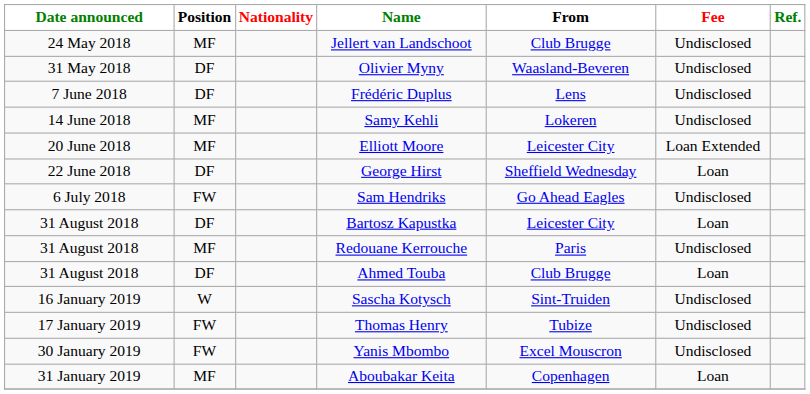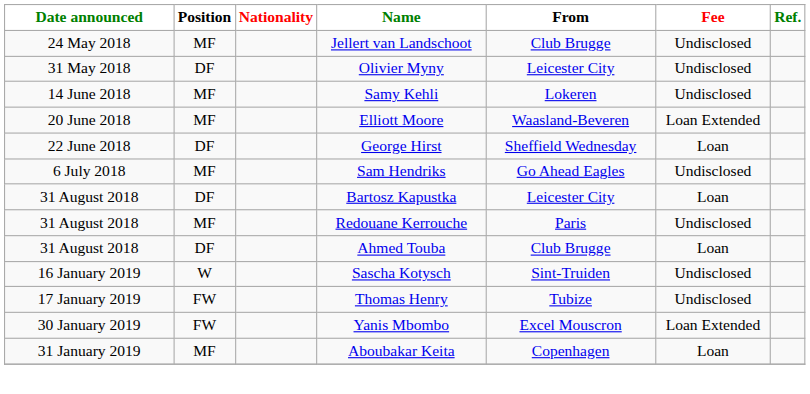(571, 69) Waasland-Beveren -> (571, 69) Leicester City
- row: (401, 94)
(571, 145) Leicester City -> (571, 120) Waasland-Beveren
(204, 197) FW -> (204, 171) MF
(713, 351) Undisclosed -> (713, 325) Loan Extended
